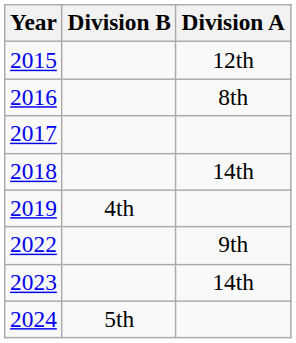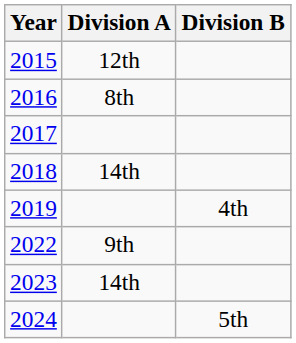columns swapped: (233, 23) <-> (119, 23)
